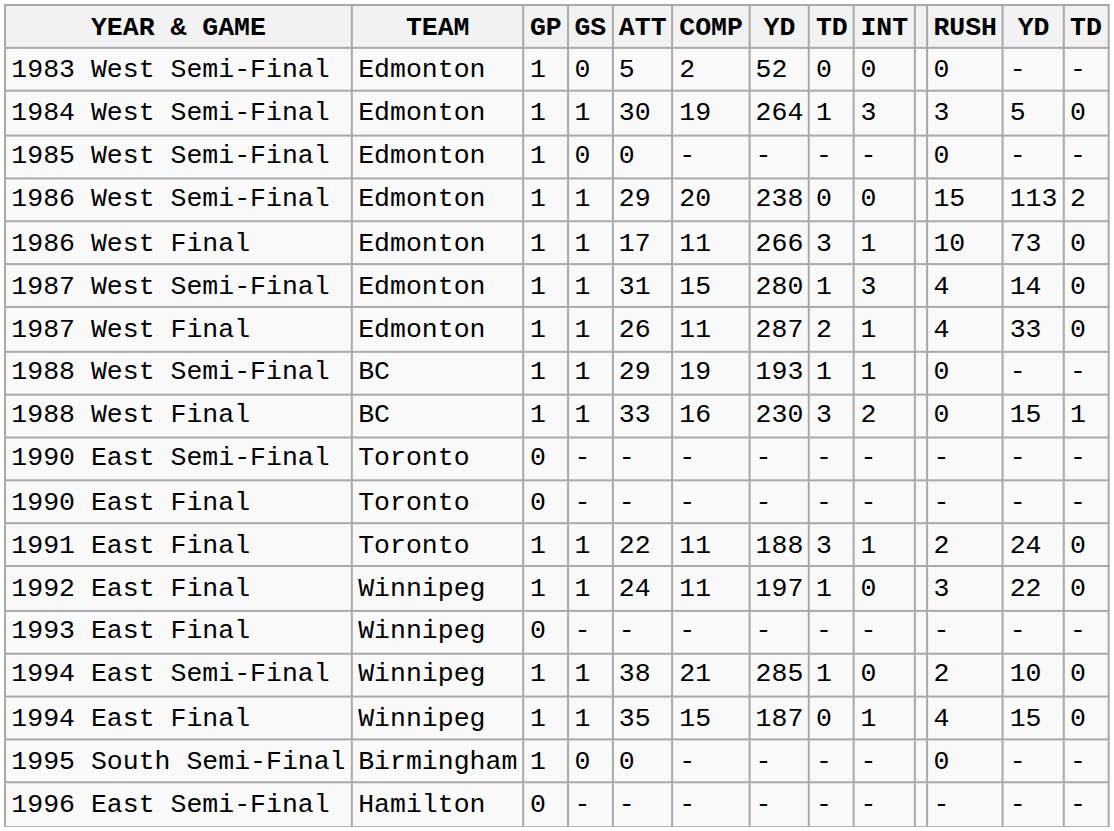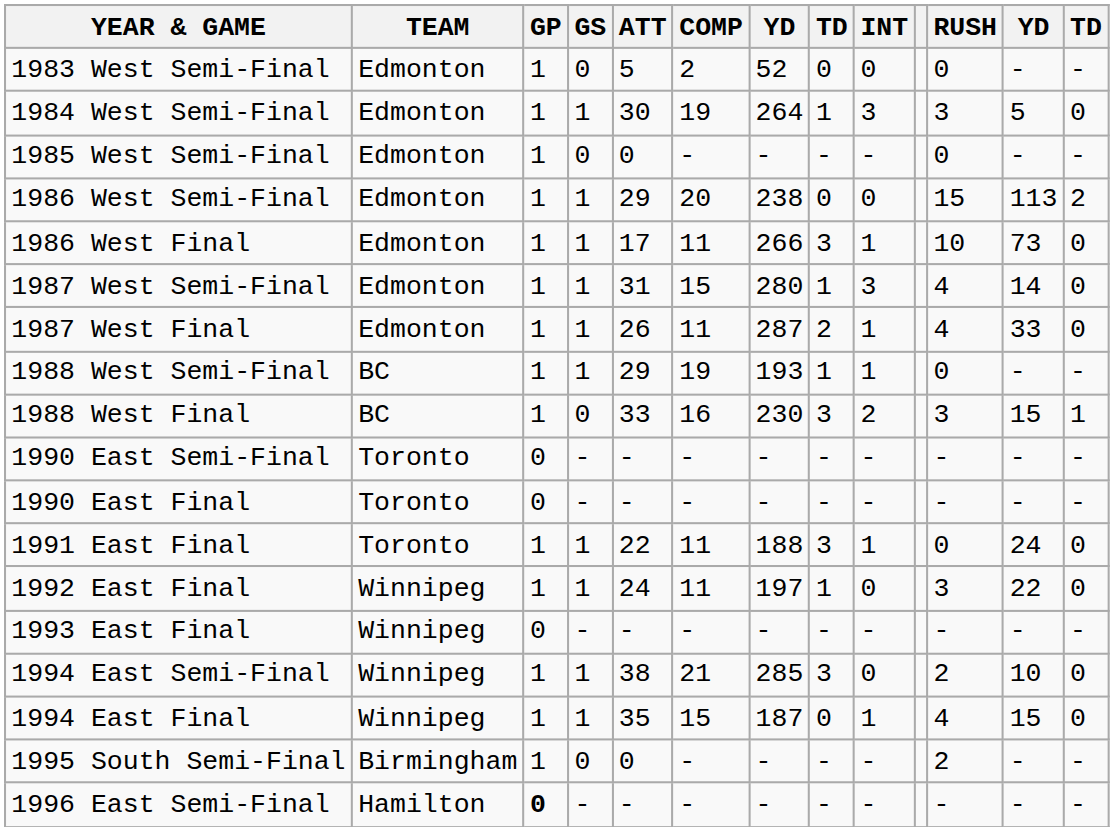(582, 416) 1 -> (582, 416) 0
(941, 416) 0 -> (941, 416) 3
(941, 545) 2 -> (941, 545) 0
(824, 675) 1 -> (824, 675) 3
(941, 761) 0 -> (941, 761) 2
(538, 805) normal -> (538, 805) bold
